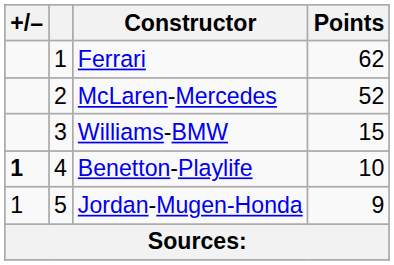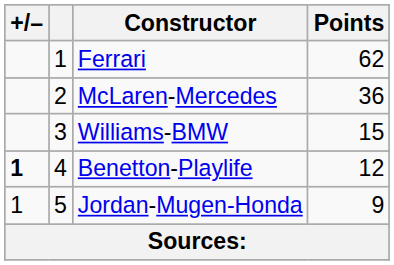(371, 96) 52 -> (371, 96) 36
(371, 168) 10 -> (371, 168) 12
